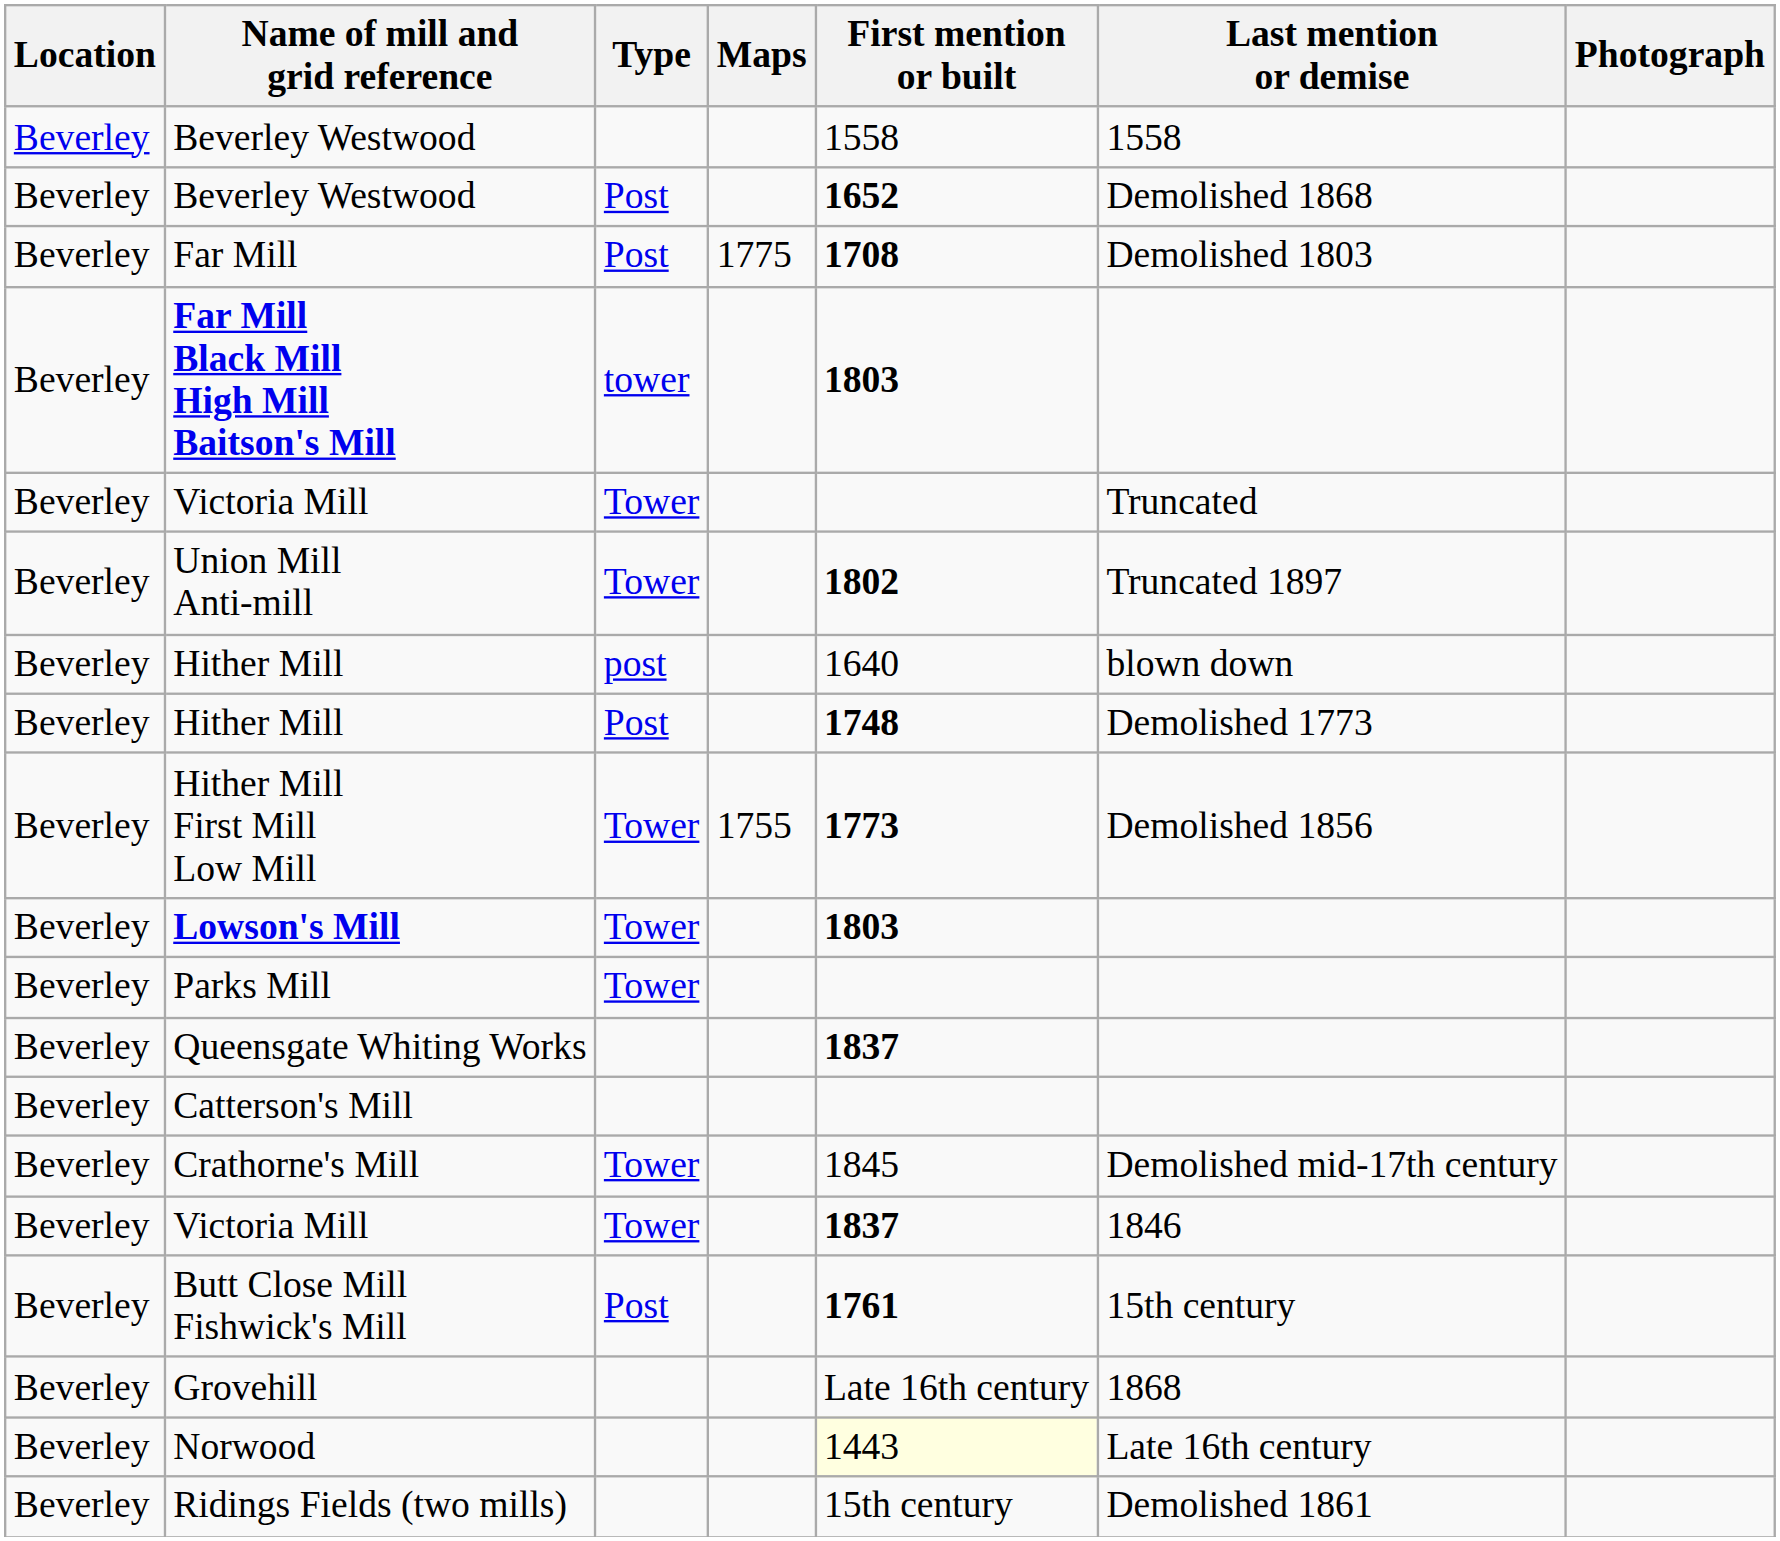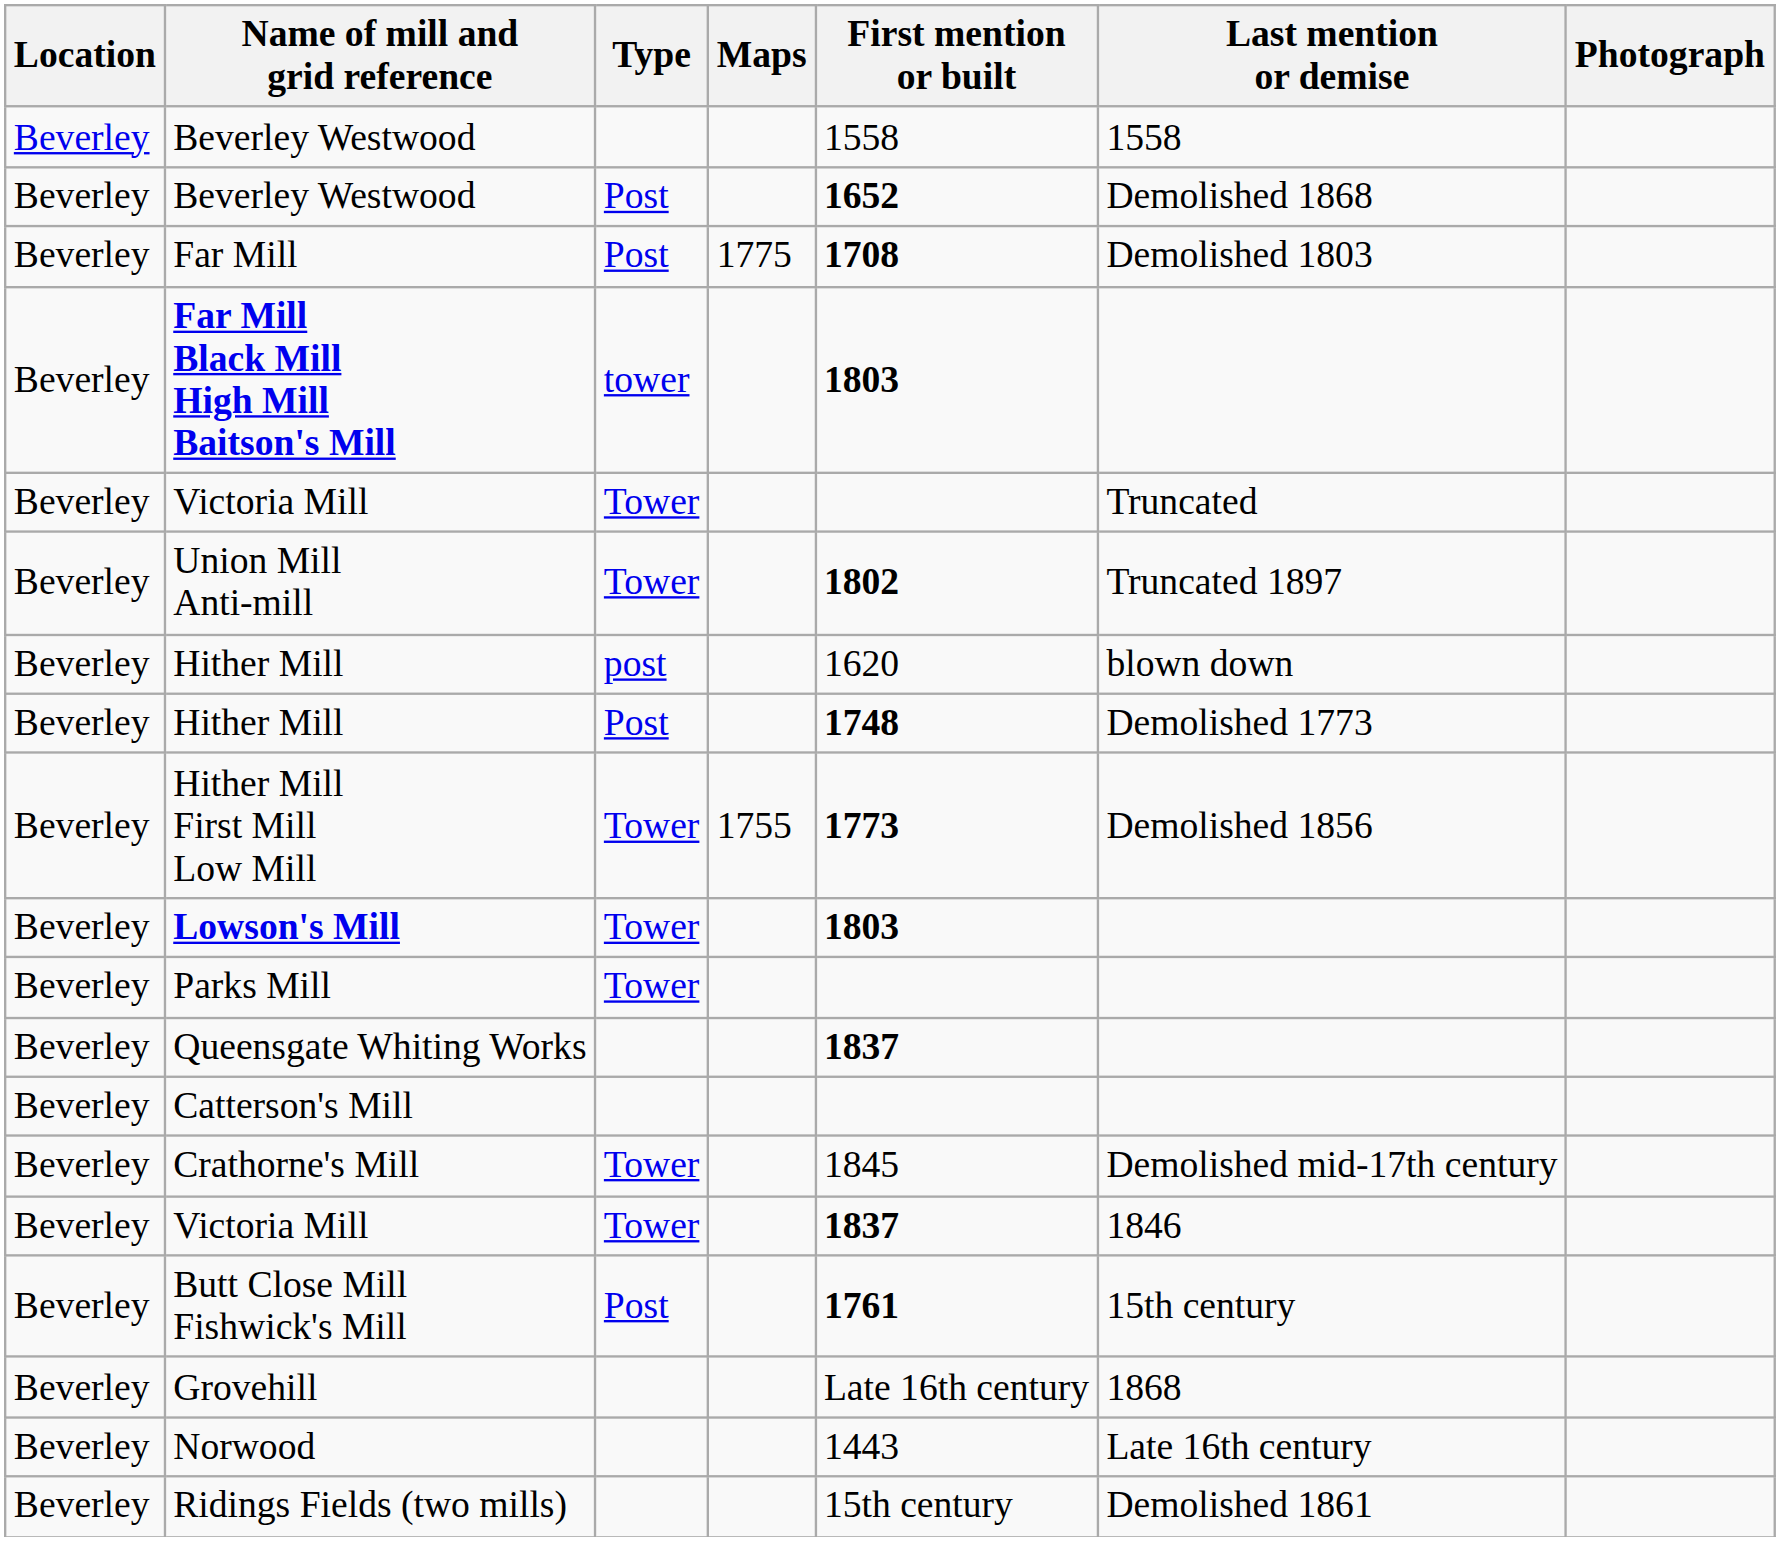(861, 663) 1640 -> (861, 663) 1620
(861, 1446) lightyellow background -> (861, 1446) no background
